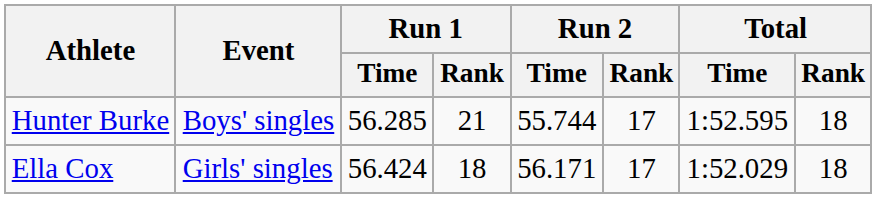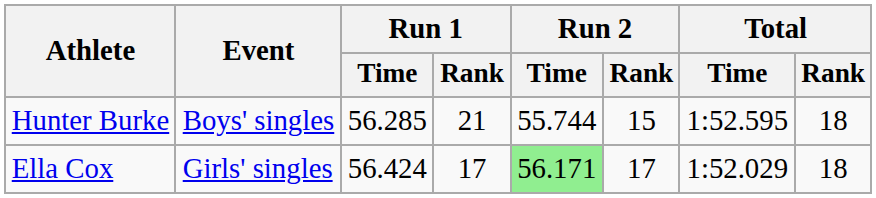(641, 121) 17 -> (641, 121) 15
(472, 168) 18 -> (472, 168) 17
(557, 168) no background -> (557, 168) lightgreen background
